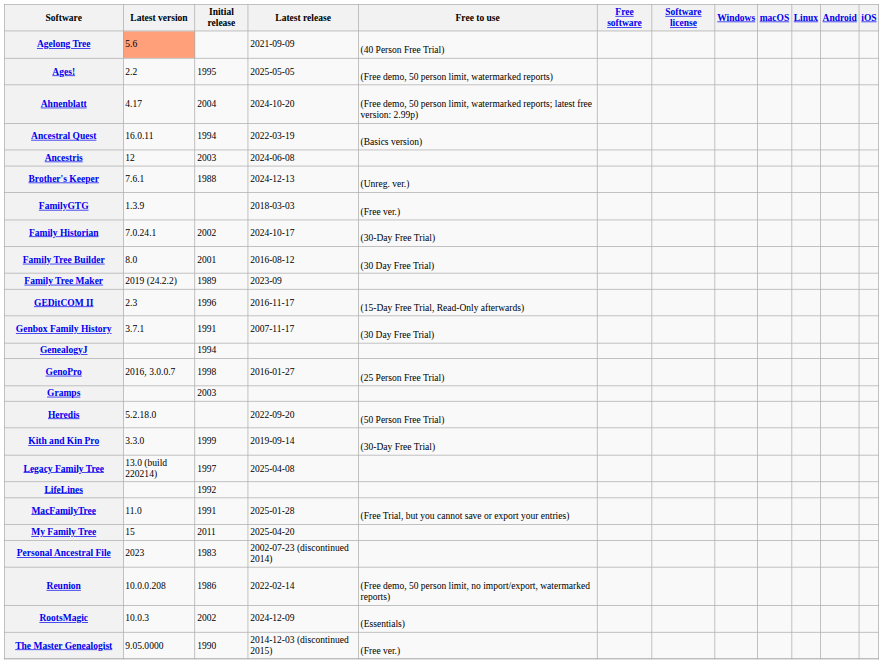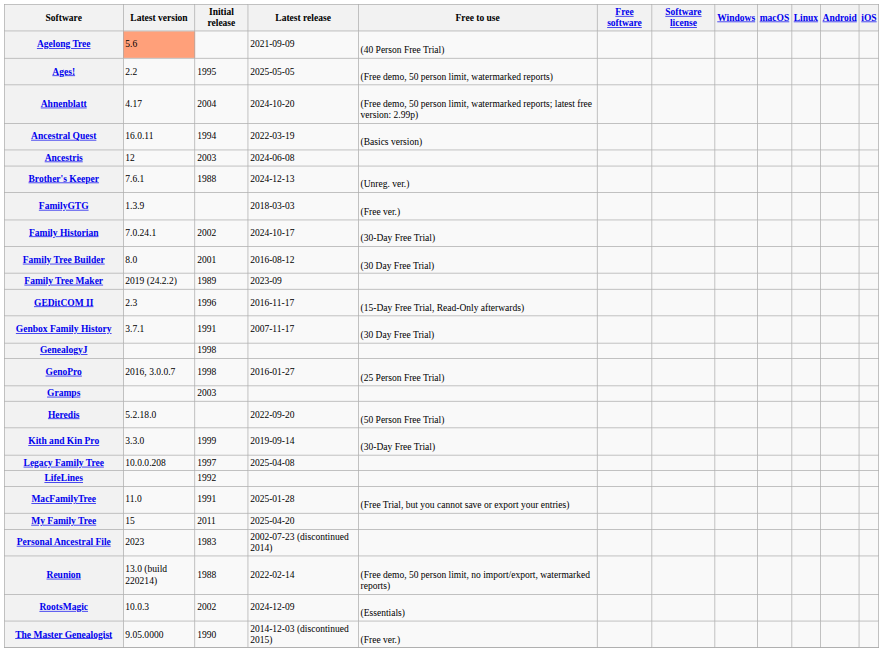(207, 350) 1994 -> (207, 350) 1998
(146, 468) 13.0 (build 220214) -> (146, 462) 10.0.0.208
(146, 585) 10.0.0.208 -> (146, 574) 13.0 (build 220214)
(207, 585) 1986 -> (207, 574) 1988
